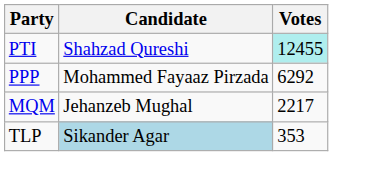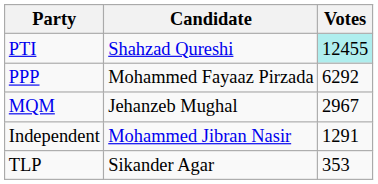(296, 106) 2217 -> (341, 106) 2967
+ row: (54, 135)
(116, 135) lightblue background -> (161, 164) no background
